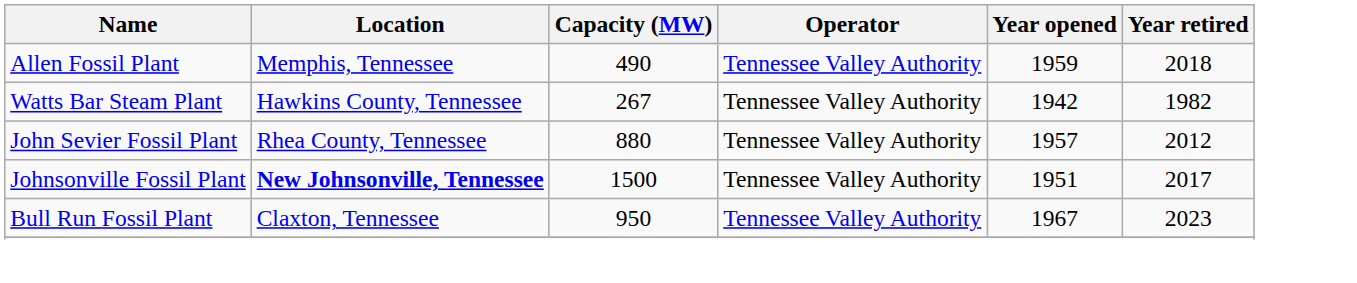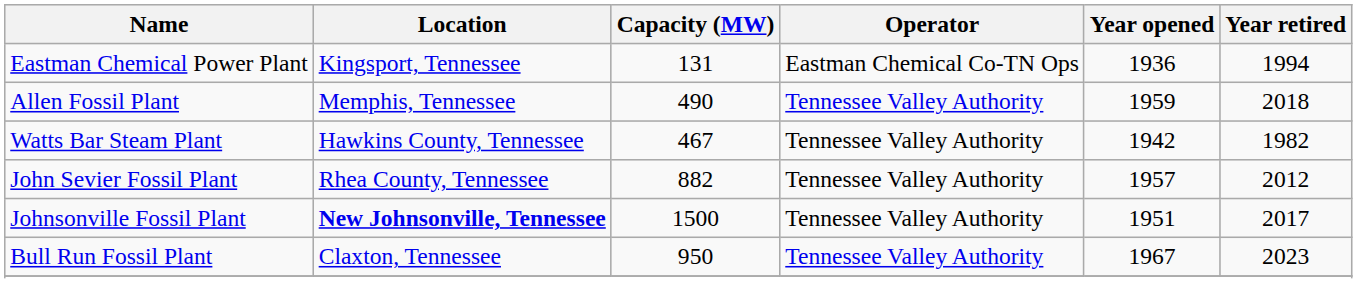+ row: (159, 62)
(633, 101) 267 -> (696, 140) 467
(633, 140) 880 -> (696, 179) 882
